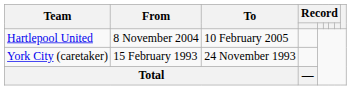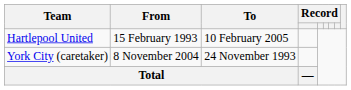(156, 38) 8 November 2004 -> (155, 38) 15 February 1993
(155, 56) 15 February 1993 -> (156, 56) 8 November 2004
